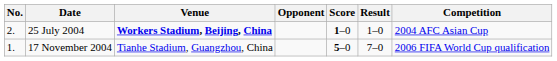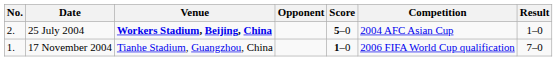columns swapped: (375, 13) <-> (472, 13)
(342, 30) 1–0 -> (342, 30) 5–0
(342, 47) 5–0 -> (342, 47) 1–0
